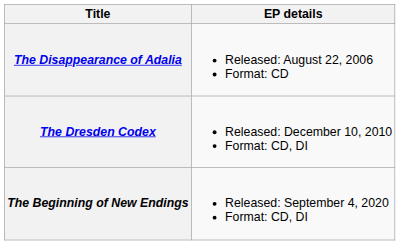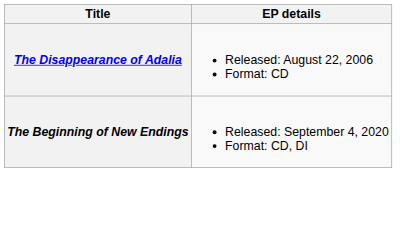- row: (98, 131)
